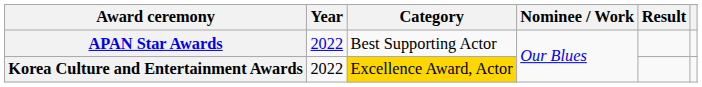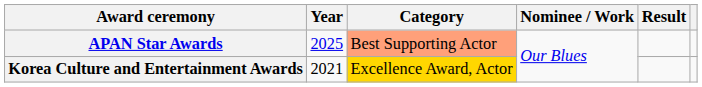(327, 43) 2022 -> (327, 43) 2025
(424, 43) no background -> (424, 43) lightsalmon background
(327, 69) 2022 -> (327, 69) 2021
